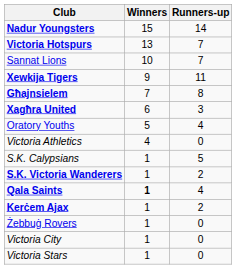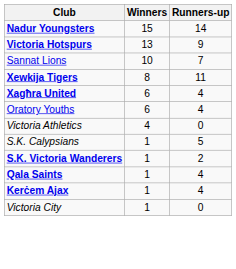(201, 45) 7 -> (201, 45) 9
(147, 77) 9 -> (147, 77) 8
- row: (37, 93)
(201, 110) 3 -> (201, 93) 4
(147, 126) 5 -> (147, 110) 6
(147, 191) bold -> (147, 175) normal
(201, 207) 2 -> (201, 191) 4
- row: (42, 223)
- row: (37, 256)
